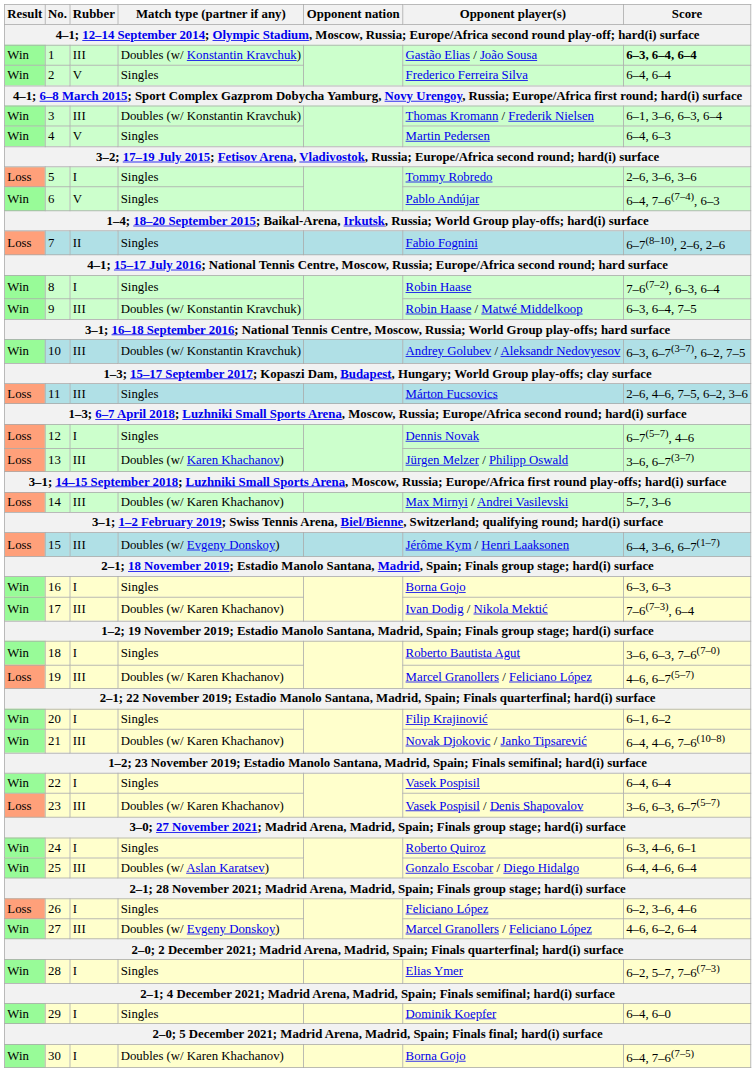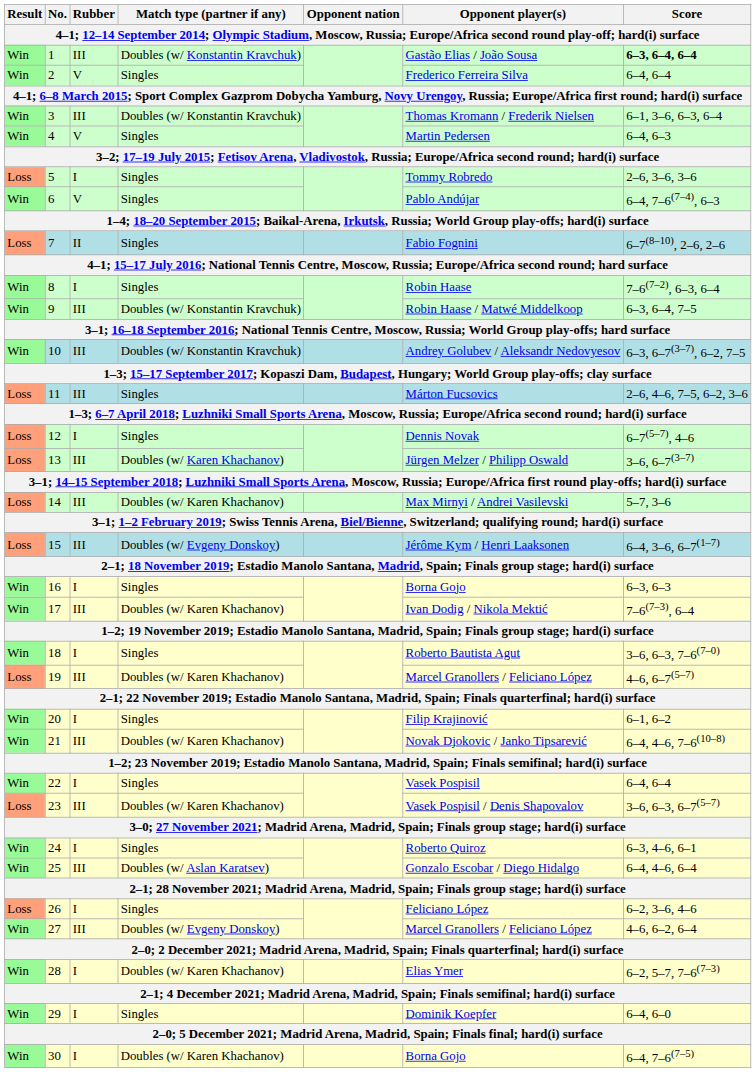(140, 971) Singles -> (202, 971) Doubles (w/ Karen Khachanov)
